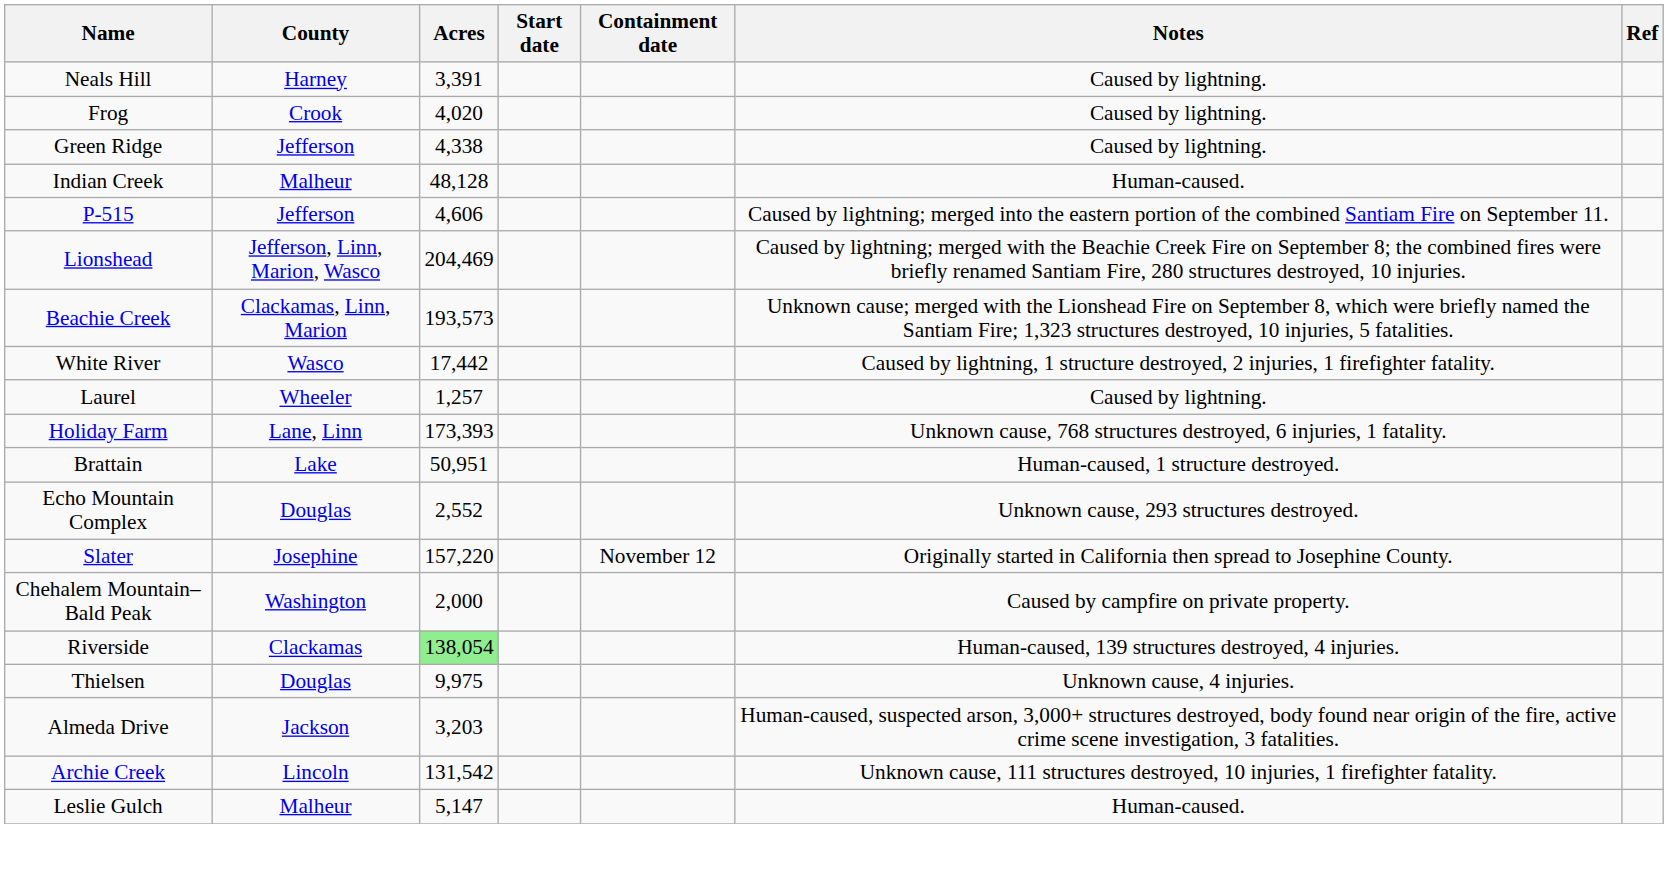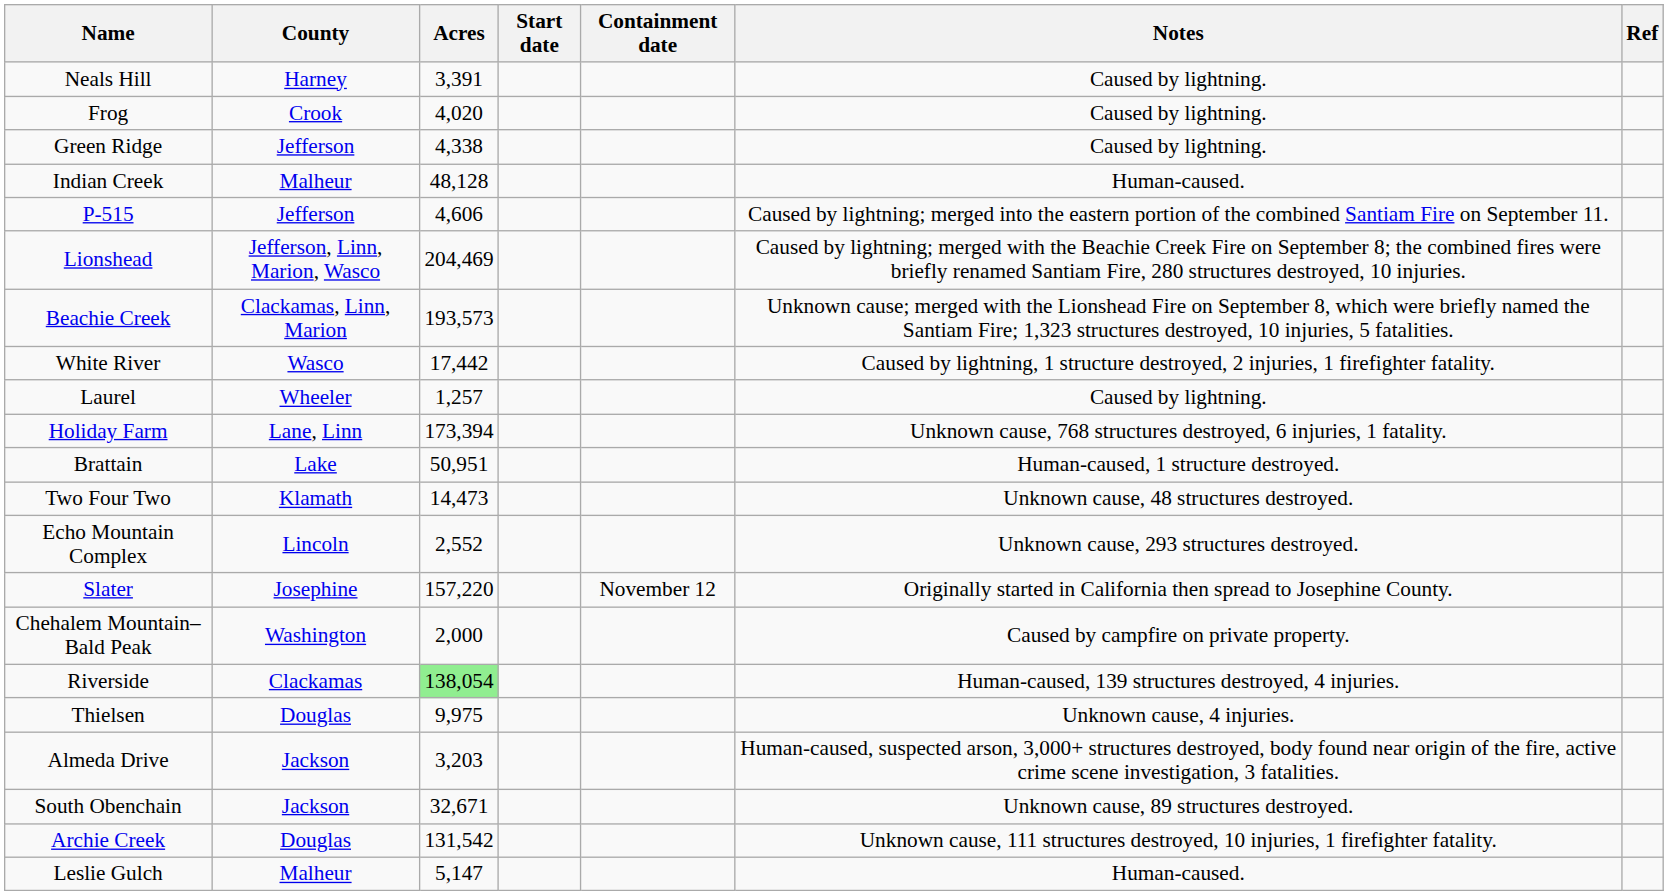(459, 430) 173,393 -> (459, 430) 173,394
+ row: (108, 498)
(316, 510) Douglas -> (316, 543) Lincoln
+ row: (108, 806)
(316, 772) Lincoln -> (316, 839) Douglas
